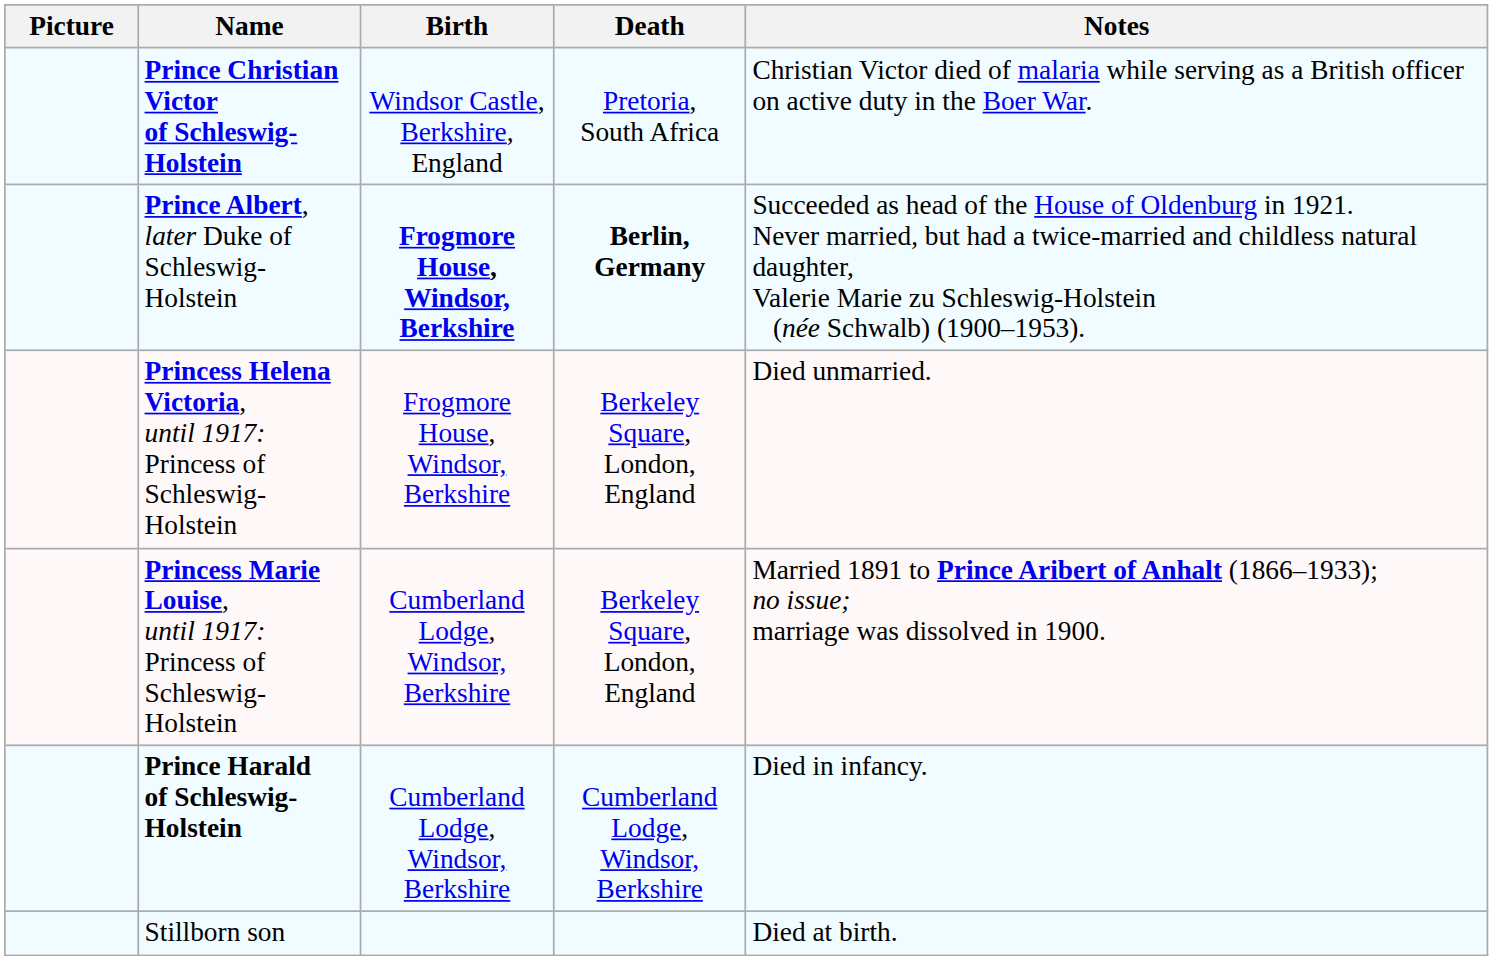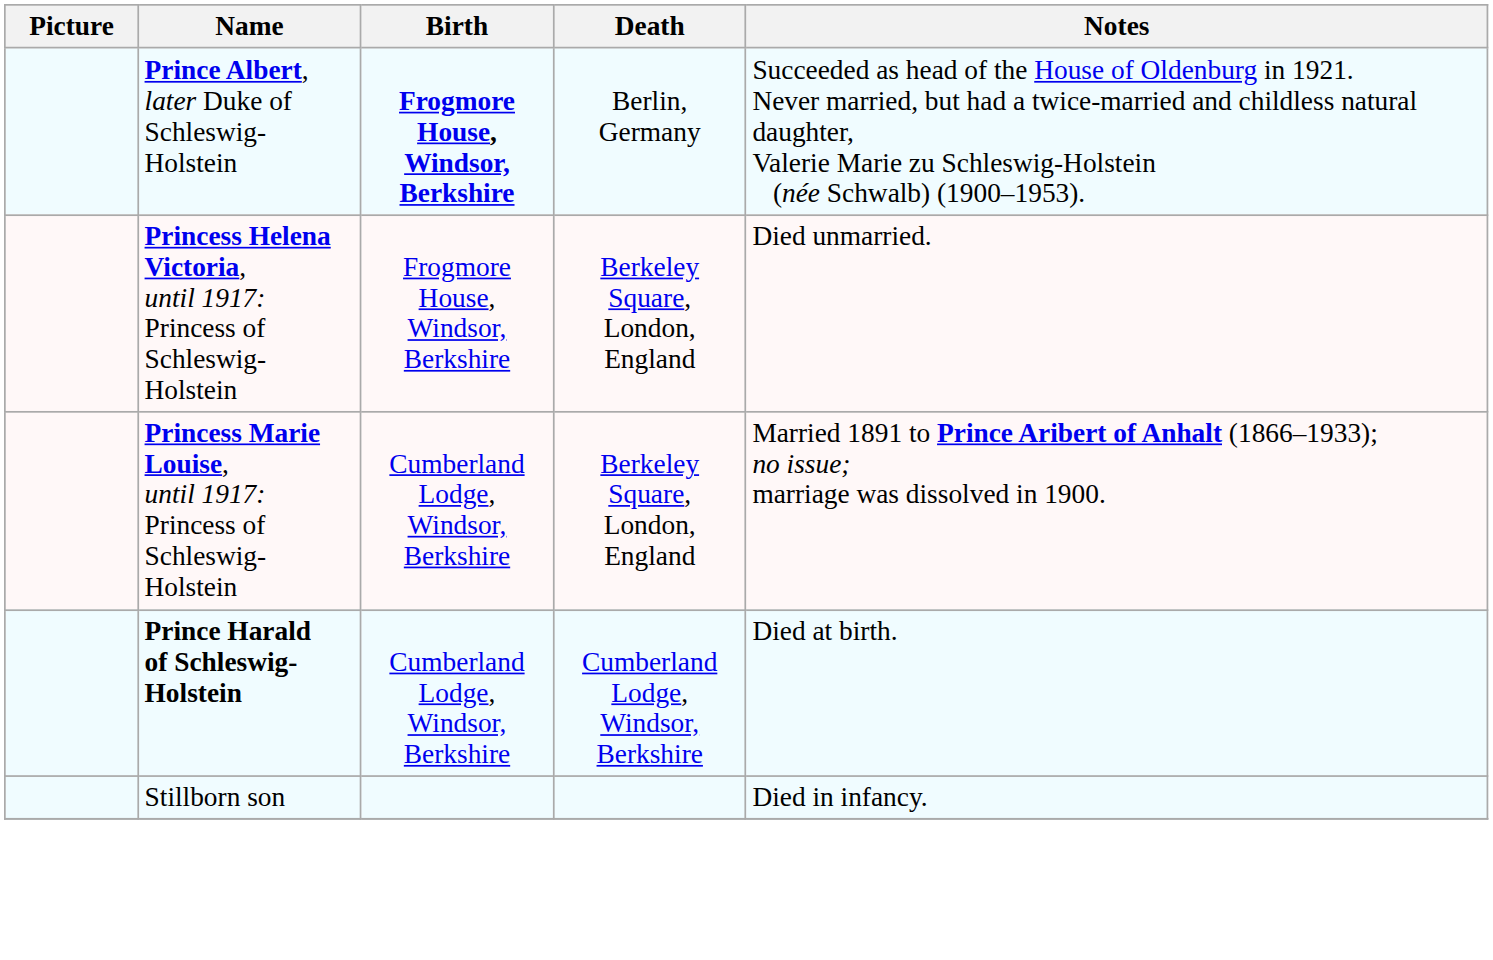- row: (241, 115)
(650, 251) bold -> (650, 115) normal
(840, 766) Died in infancy. -> (825, 630) Died at birth.
(825, 932) Died at birth. -> (840, 797) Died in infancy.
